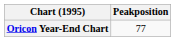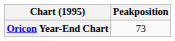(141, 28) 77 -> (141, 28) 73
